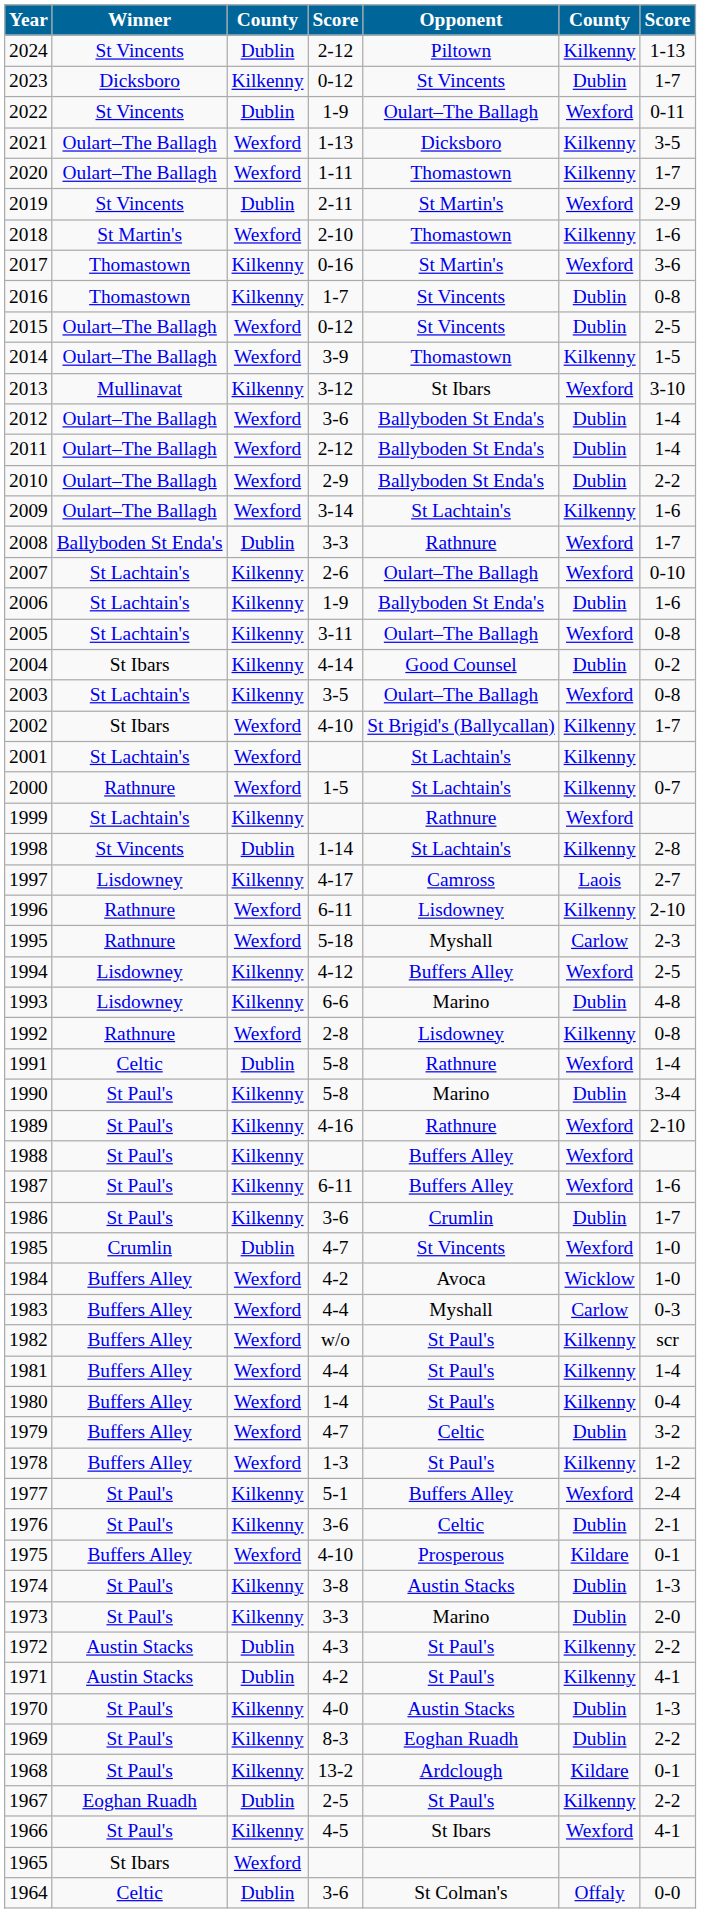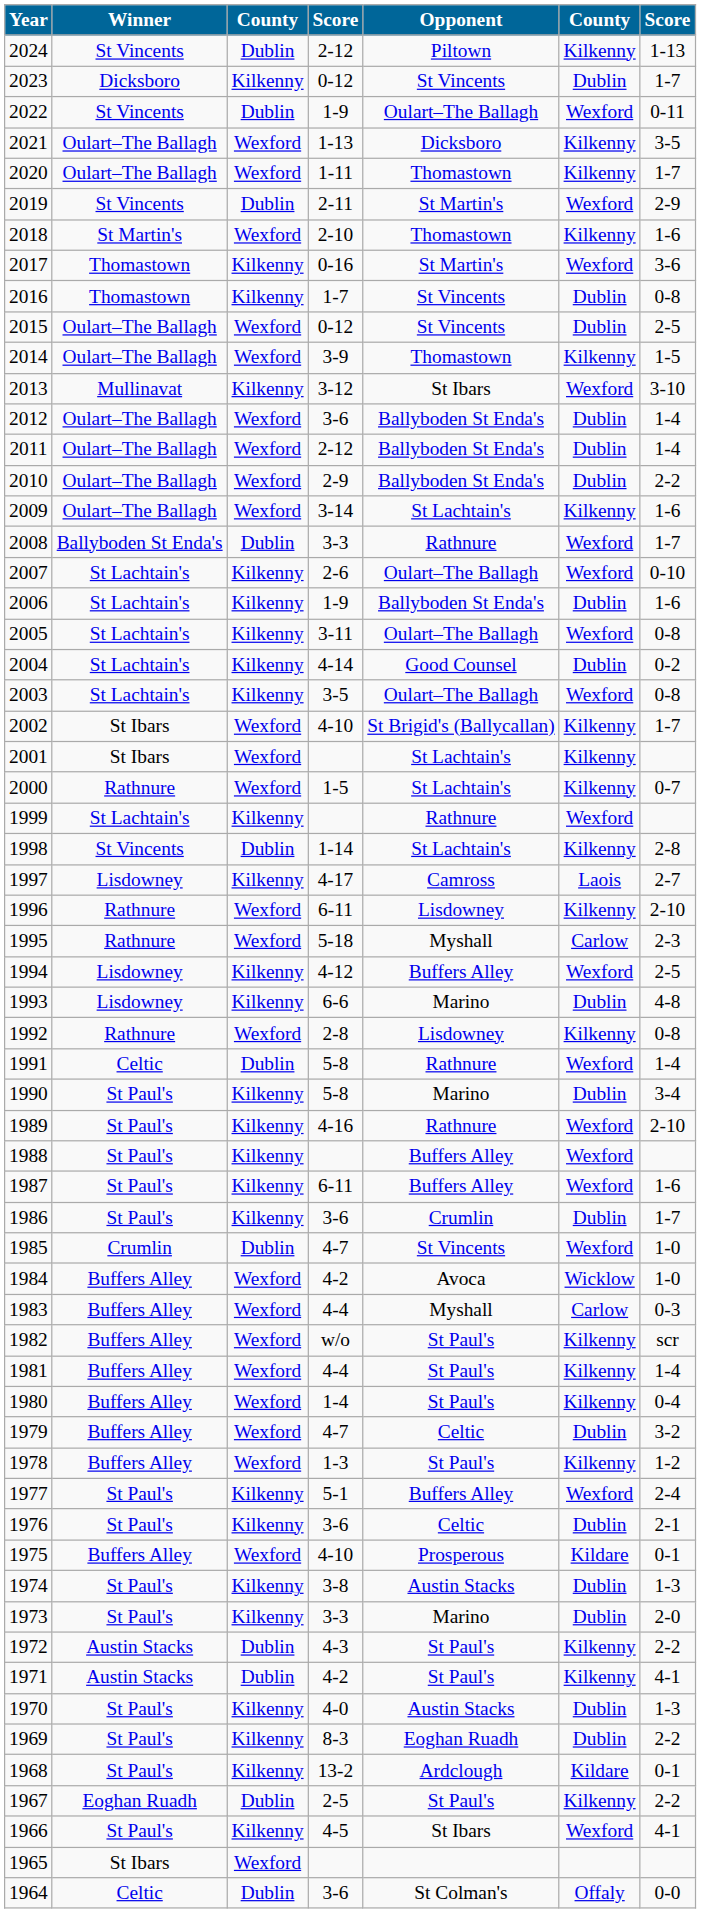(140, 664) St Ibars -> (140, 664) St Lachtain's
(140, 756) St Lachtain's -> (140, 756) St Ibars
